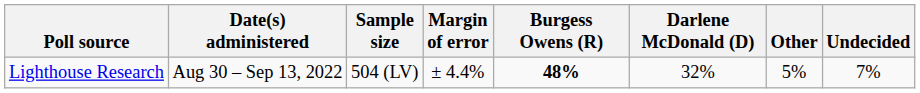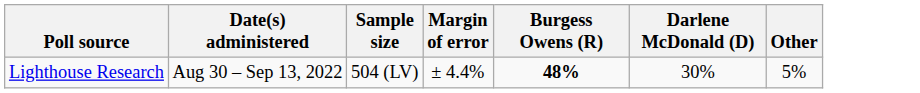- column: (868, 41)
(698, 72) 32% -> (698, 72) 30%
